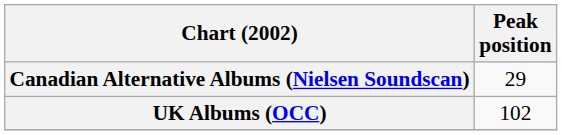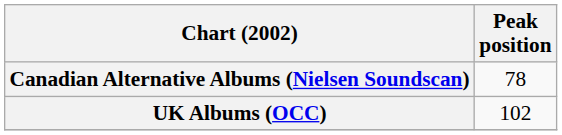(515, 79) 29 -> (515, 79) 78
